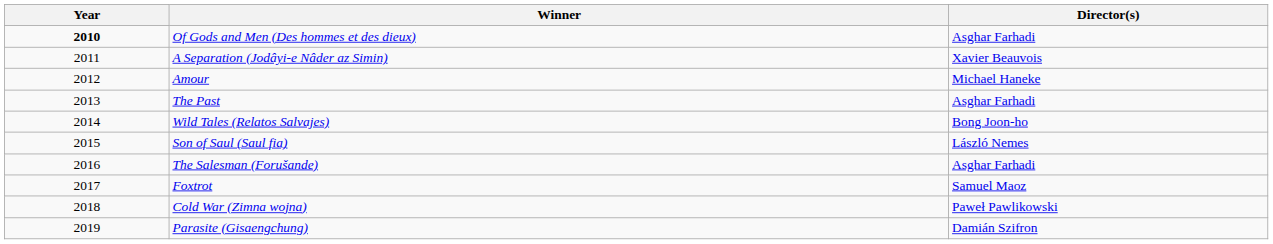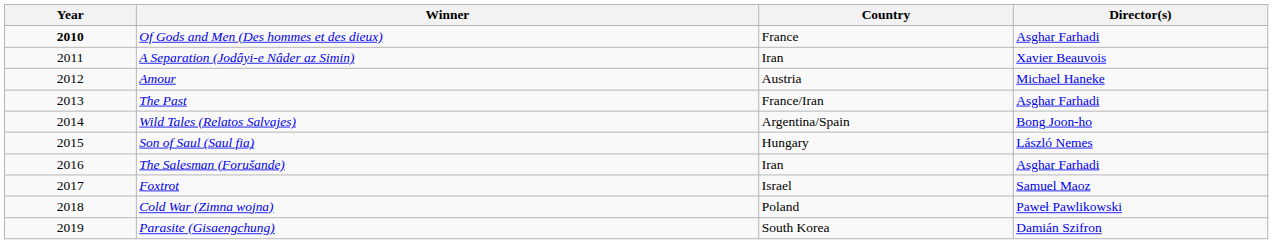+ column: (886, 15)
